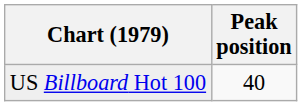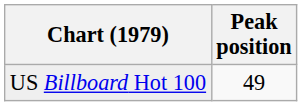(254, 82) 40 -> (254, 82) 49
